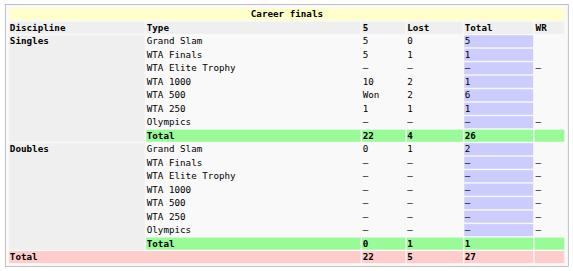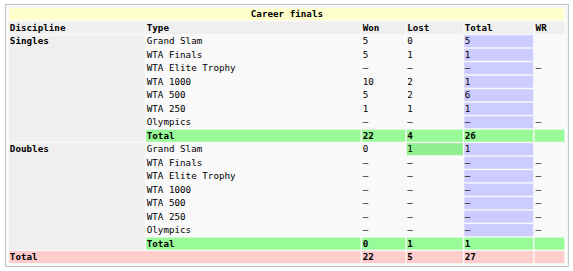(366, 27) 5 -> (371, 27) Won
(371, 95) Won -> (366, 95) 5
(410, 149) no background -> (410, 149) lightgreen background
(468, 149) 2 -> (468, 149) 1
